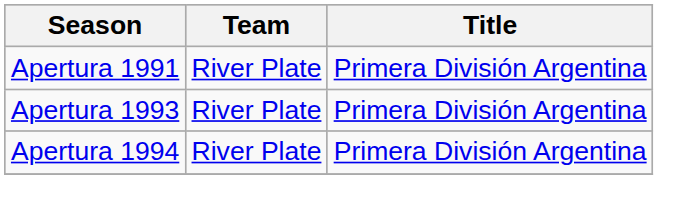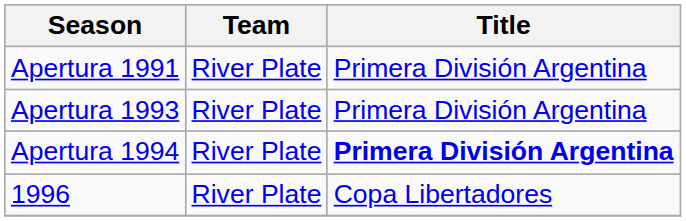(490, 151) normal -> (504, 151) bold
+ row: (40, 194)
